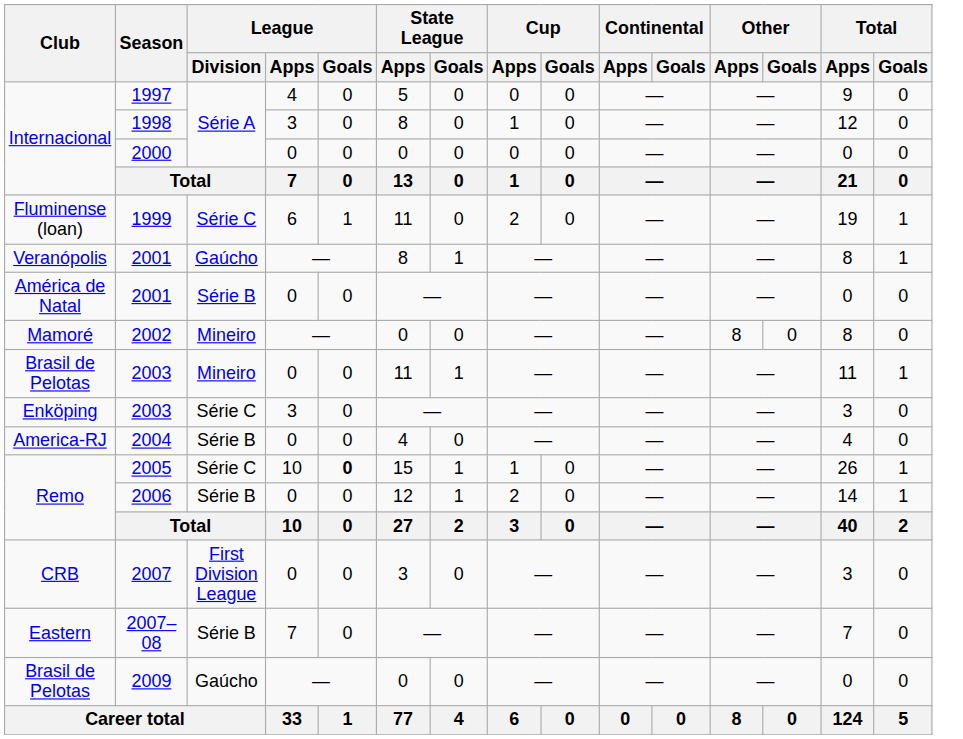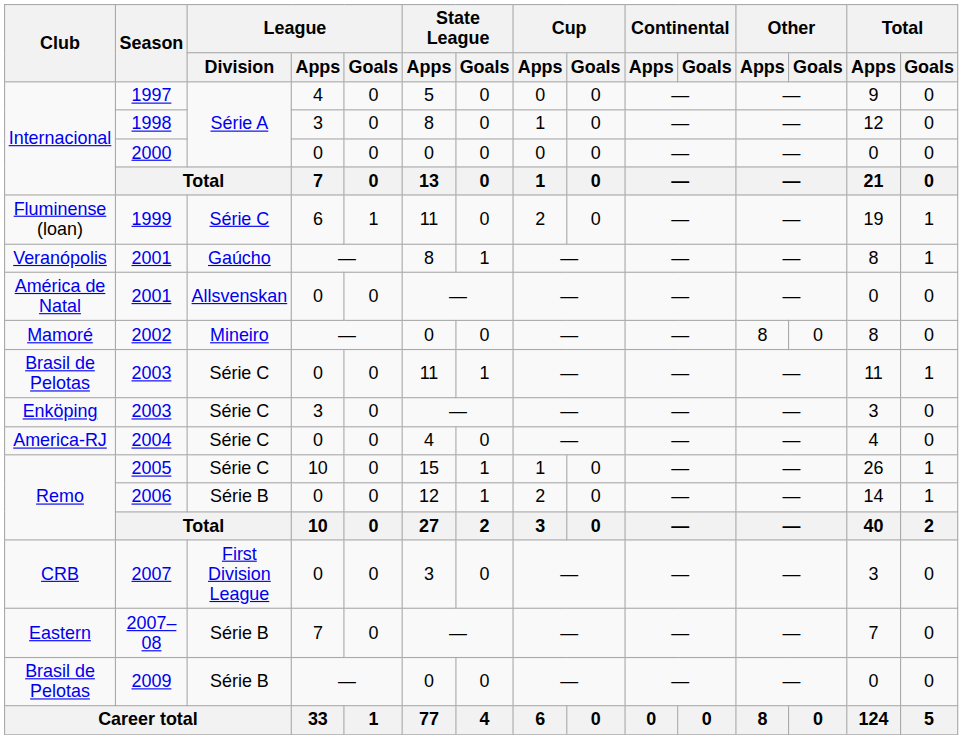(226, 296) Série B -> (239, 296) Allsvenskan
(226, 373) Mineiro -> (239, 373) Série C
(226, 440) Série B -> (239, 440) Série C
(348, 468) bold -> (373, 468) normal
(226, 681) Gaúcho -> (239, 681) Série B
